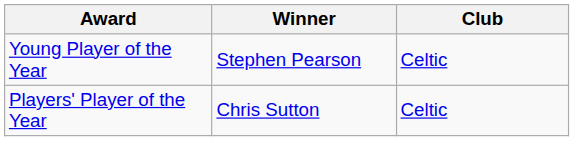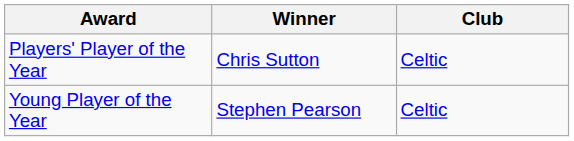rows swapped: (97, 110) <-> (90, 59)
